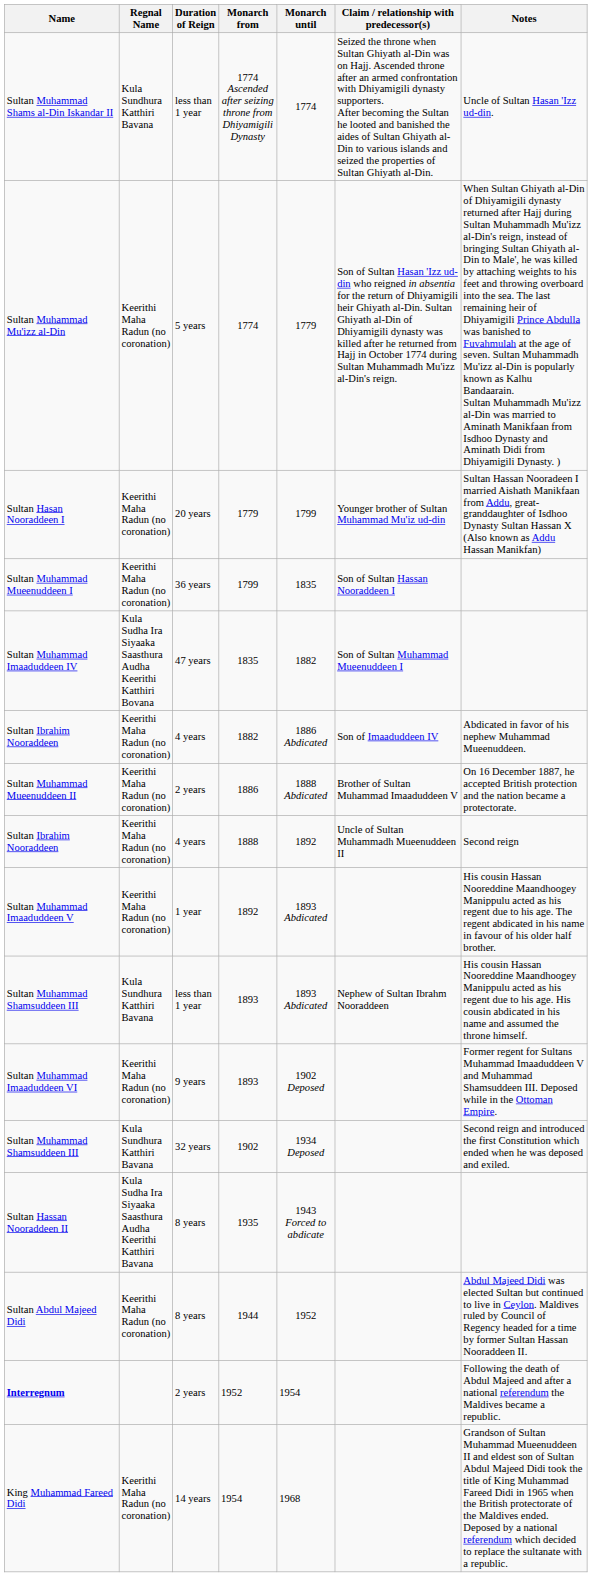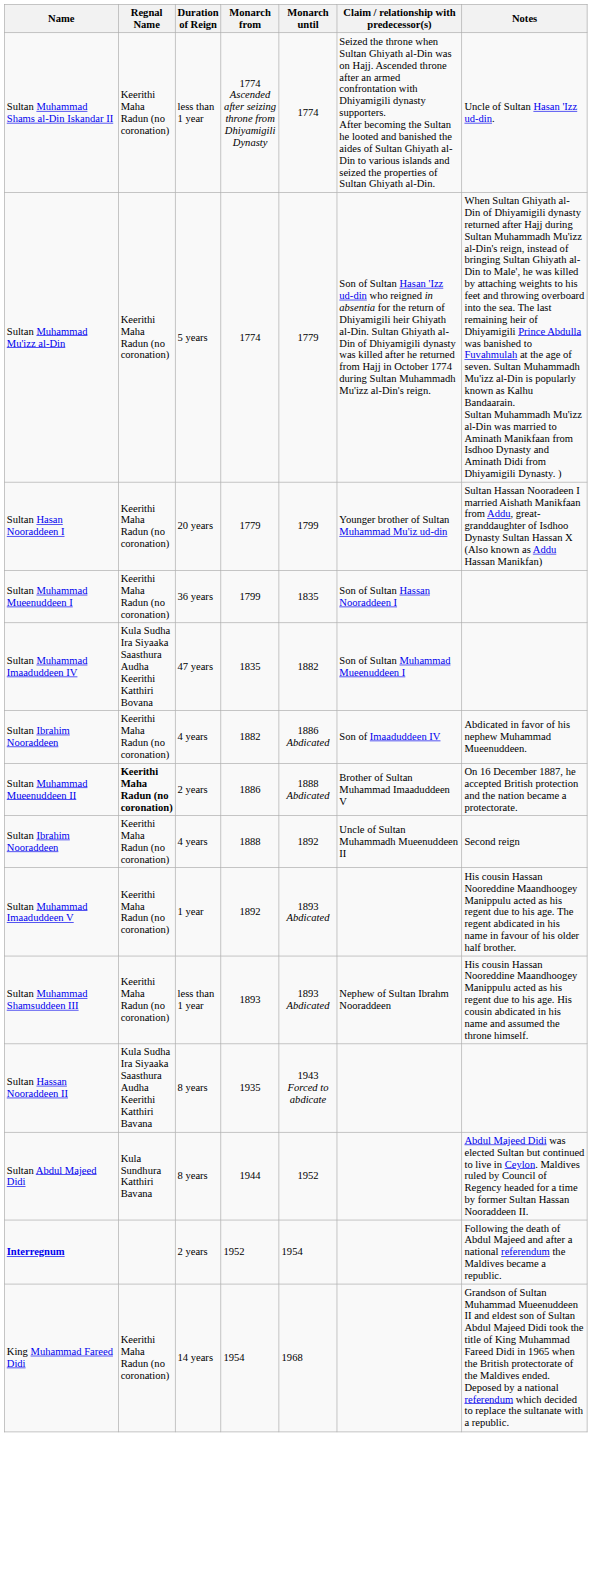(142, 106) Kula Sundhura Katthiri Bavana -> (145, 112) Keerithi Maha Radun (no coronation)
(146, 789) normal -> (147, 789) bold
(142, 1000) Kula Sundhura Katthiri Bavana -> (145, 1000) Keerithi Maha Radun (no coronation)
- row: (47, 1082)
- row: (47, 1146)
(146, 1316) Keerithi Maha Radun (no coronation) -> (141, 1176) Kula Sundhura Katthiri Bavana
